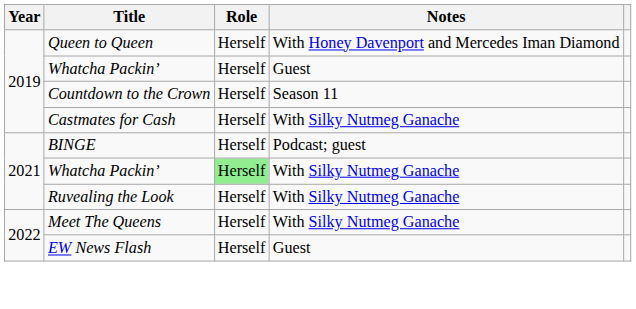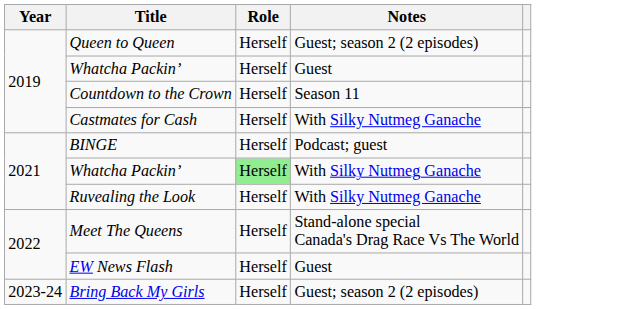(446, 42) With Honey Davenport and Mercedes Iman Diamond -> (386, 42) Guest; season 2 (2 episodes)
(366, 222) With Silky Nutmeg Ganache -> (407, 231) Stand-alone special Canada's Drag Race Vs The World
+ row: (35, 291)
